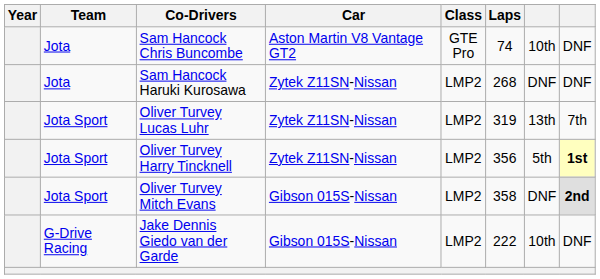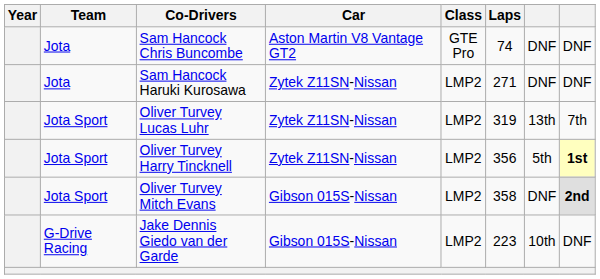(542, 46) 10th -> (542, 46) DNF
(505, 83) 268 -> (505, 83) 271
(505, 241) 222 -> (505, 241) 223
